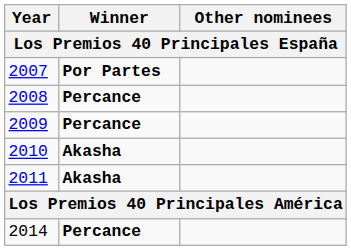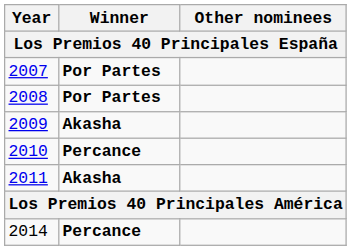(102, 98) Percance -> (112, 98) Por Partes
(102, 125) Percance -> (92, 125) Akasha
(92, 151) Akasha -> (102, 151) Percance
